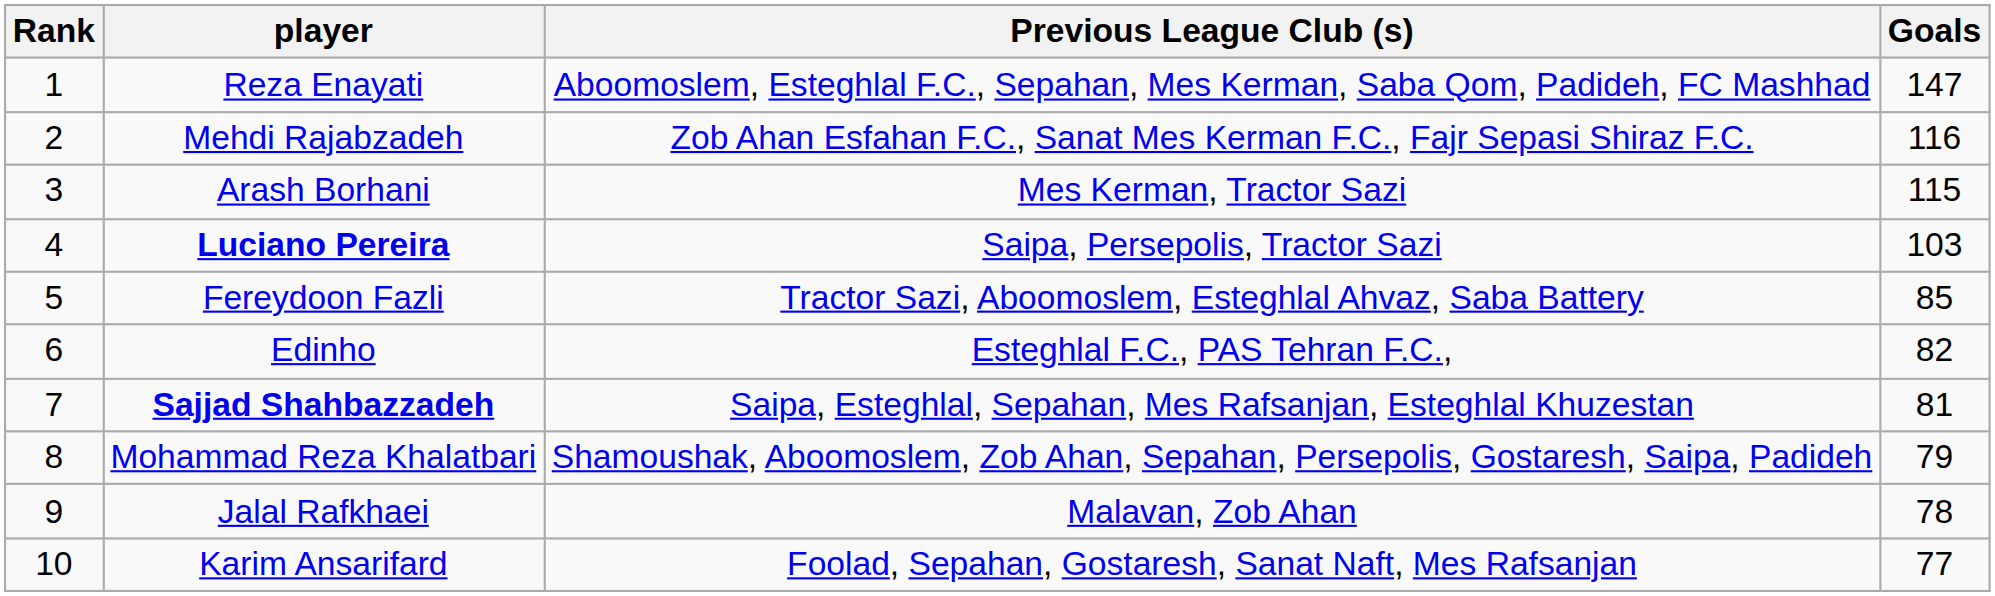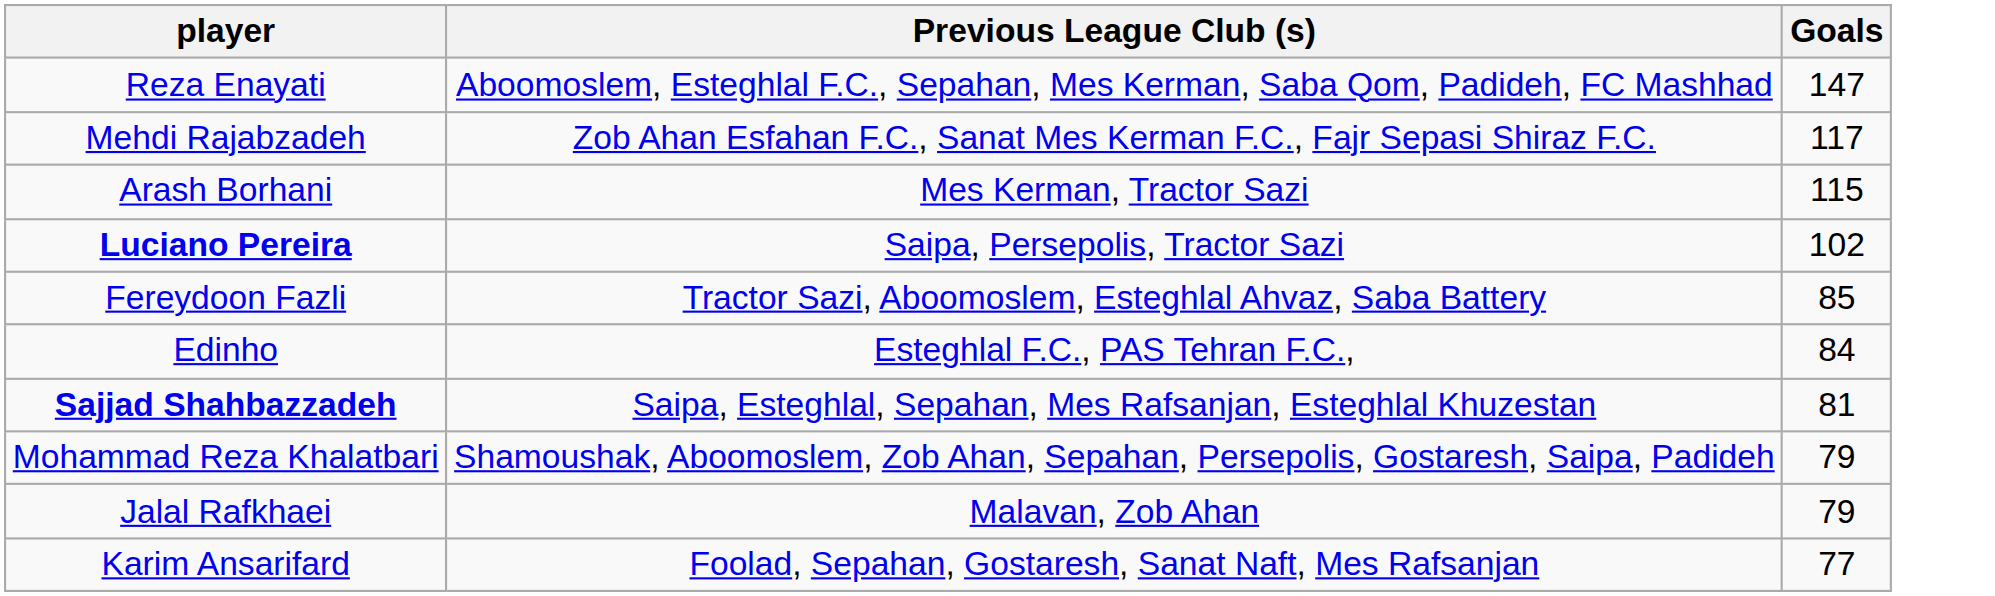- column: (54, 31)
(1934, 137) 116 -> (1837, 137) 117
(1934, 244) 103 -> (1837, 244) 102
(1934, 350) 82 -> (1837, 350) 84
(1934, 510) 78 -> (1837, 510) 79
